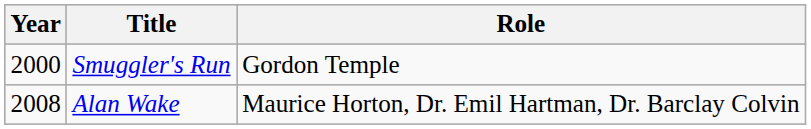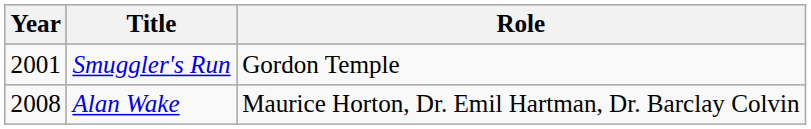(36, 64) 2000 -> (36, 64) 2001
